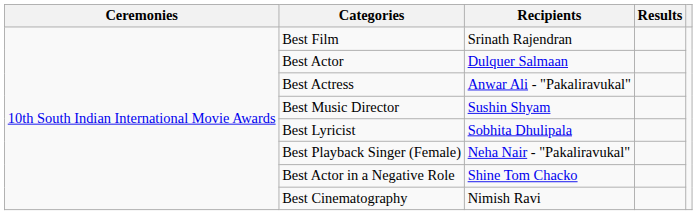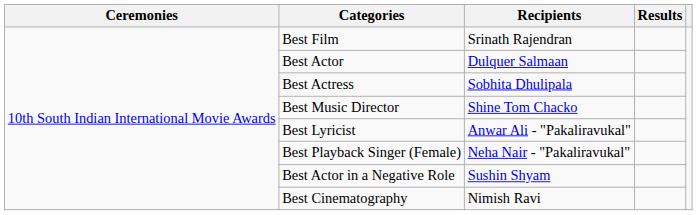(549, 84) Anwar Ali - "Pakaliravukal" -> (520, 84) Sobhita Dhulipala
(509, 107) Sushin Shyam -> (523, 107) Shine Tom Chacko
(520, 130) Sobhita Dhulipala -> (549, 130) Anwar Ali - "Pakaliravukal"
(523, 175) Shine Tom Chacko -> (509, 175) Sushin Shyam
